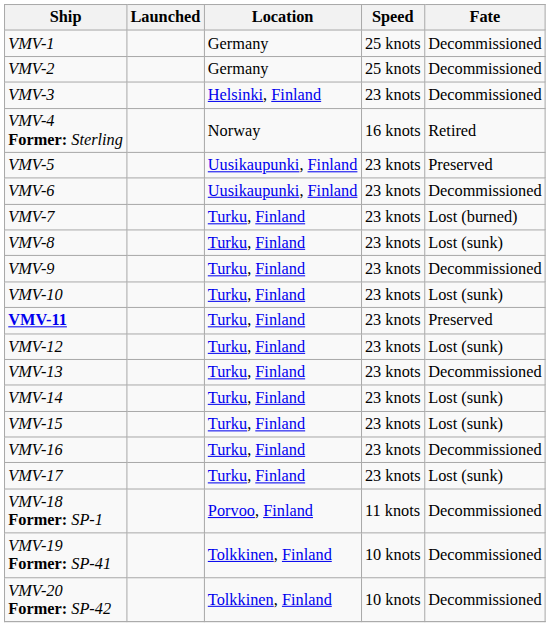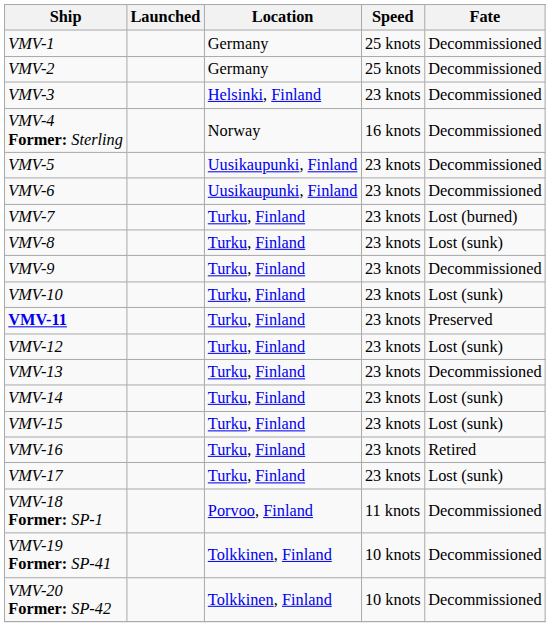(452, 130) Retired -> (485, 130) Decommissioned
(460, 165) Preserved -> (485, 165) Decommissioned
(485, 449) Decommissioned -> (452, 449) Retired
